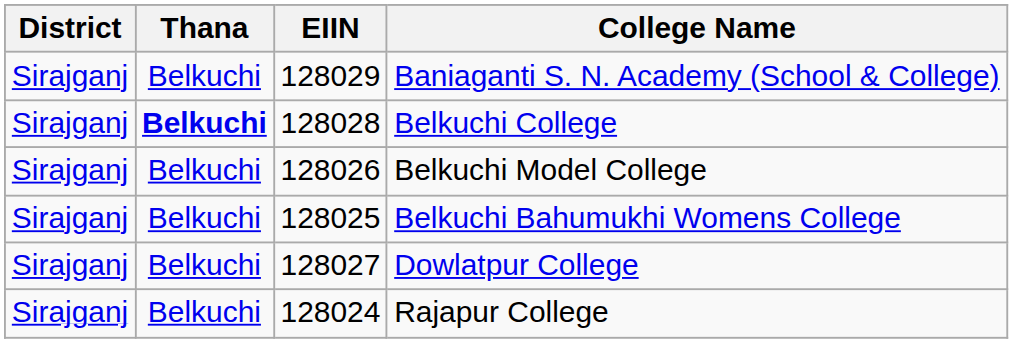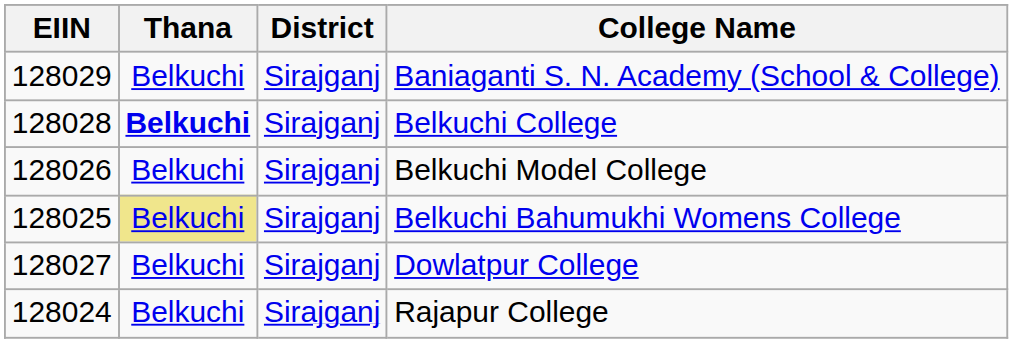columns swapped: (70, 28) <-> (330, 28)
(204, 218) no background -> (188, 218) khaki background
